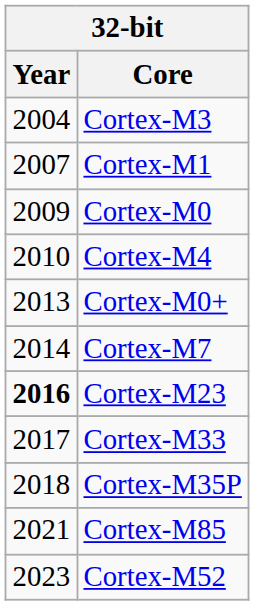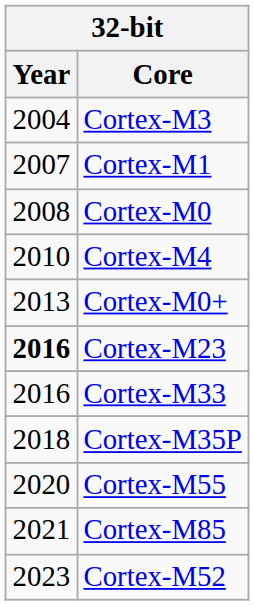(41, 210) 2009 -> (41, 210) 2008
- row: (147, 347)
(41, 439) 2017 -> (41, 393) 2016
+ row: (155, 484)
